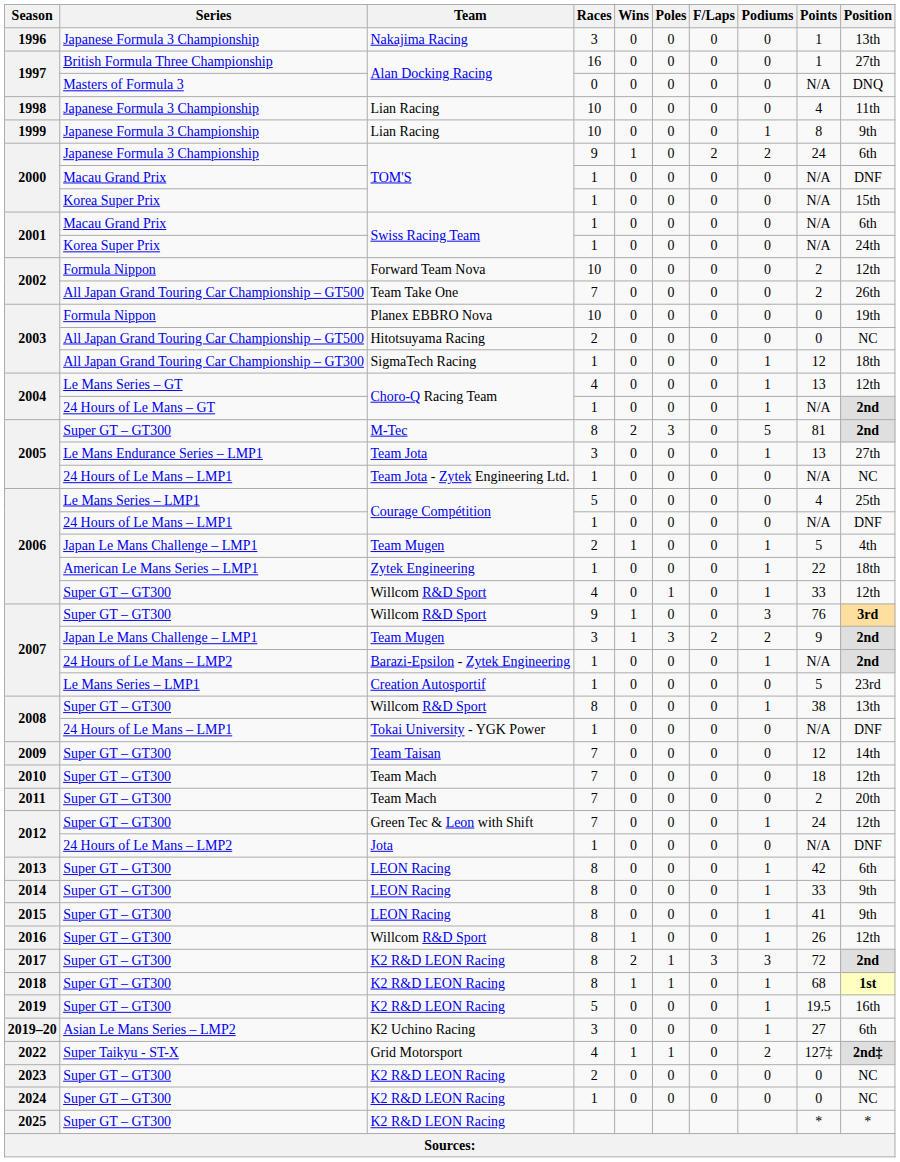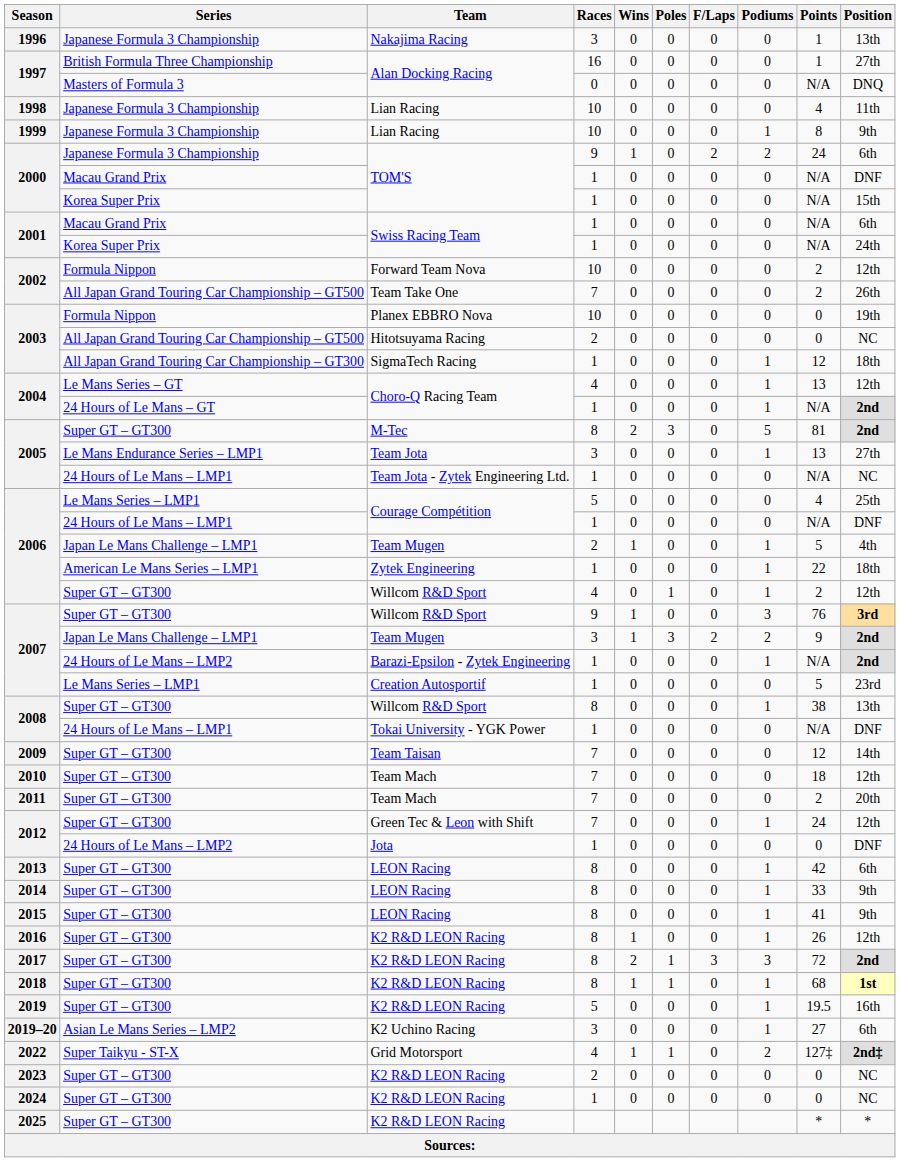(819, 592) 33 -> (819, 592) 2
(819, 845) N/A -> (819, 845) 0
(428, 937) Willcom R&D Sport -> (438, 937) K2 R&D LEON Racing
